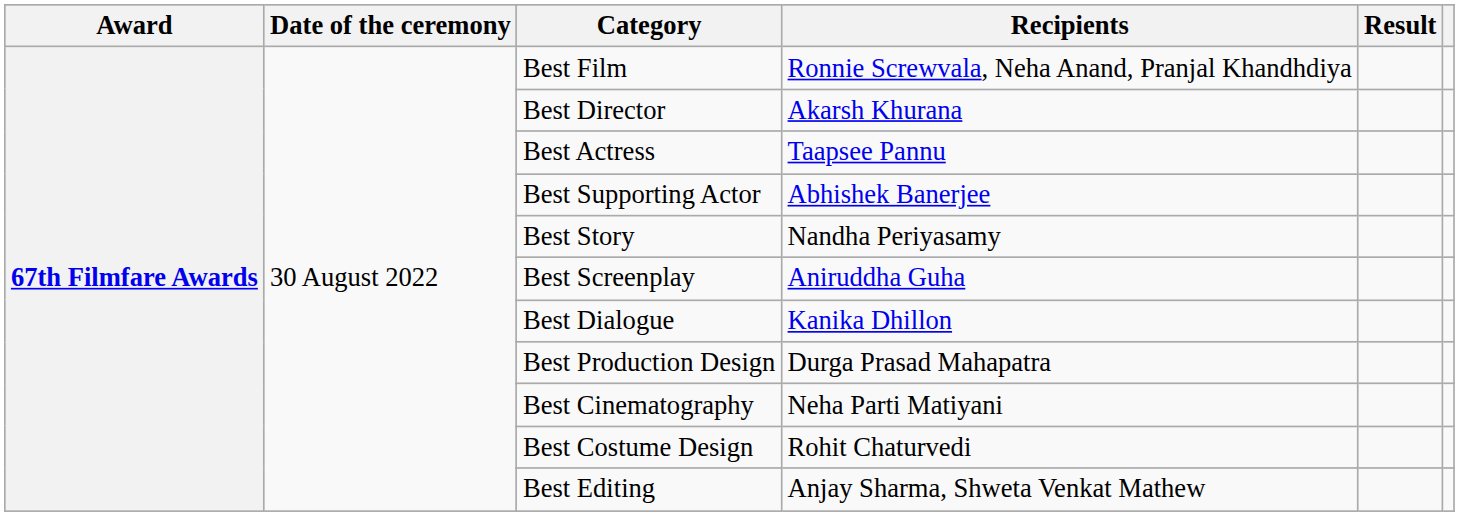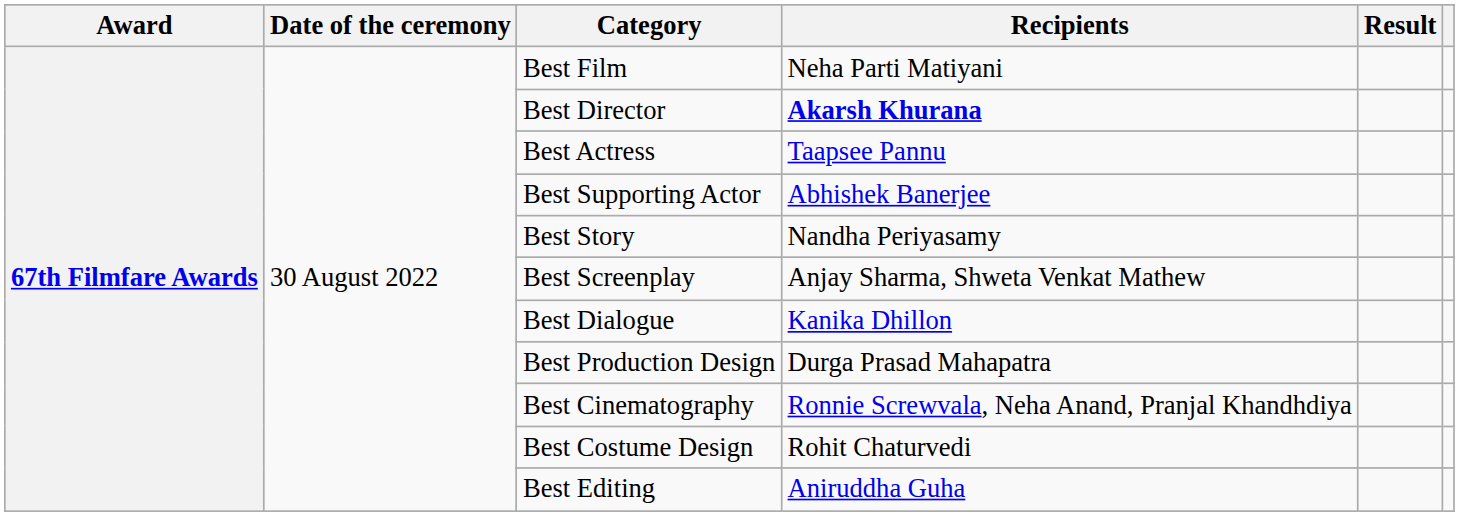(1070, 67) Ronnie Screwvala, Neha Anand, Pranjal Khandhdiya -> (895, 67) Neha Parti Matiyani
(875, 109) normal -> (885, 109) bold
(876, 278) Aniruddha Guha -> (996, 278) Anjay Sharma, Shweta Venkat Mathew
(895, 404) Neha Parti Matiyani -> (1070, 404) Ronnie Screwvala, Neha Anand, Pranjal Khandhdiya
(996, 488) Anjay Sharma, Shweta Venkat Mathew -> (876, 488) Aniruddha Guha
